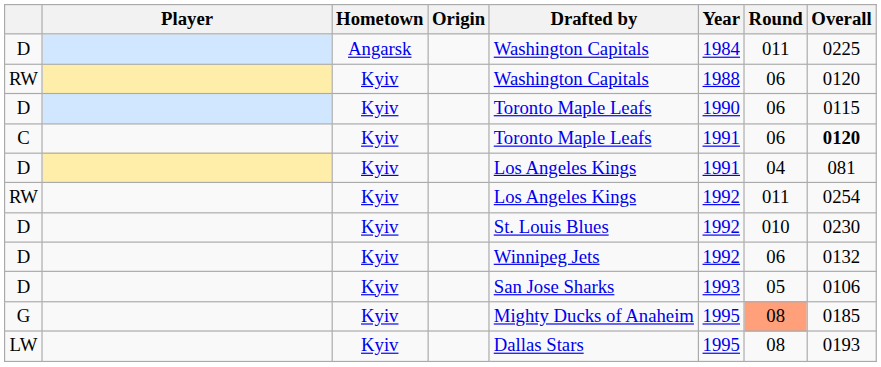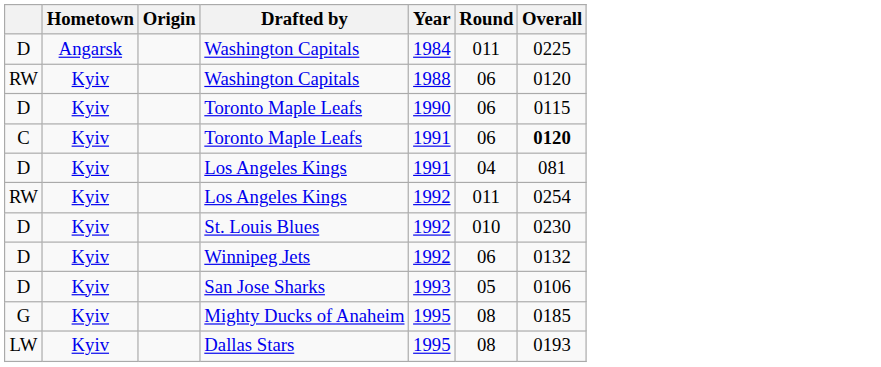- column: (187, 19)
(776, 316) lightsalmon background -> (486, 316) no background
